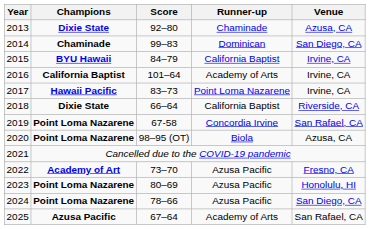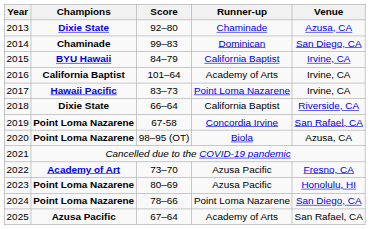(242, 201) Azusa Pacific -> (242, 201) Point Loma Nazarene
